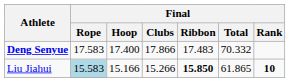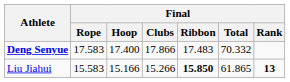(89, 68) lightblue background -> (89, 68) no background
(269, 68) 10 -> (269, 68) 13
